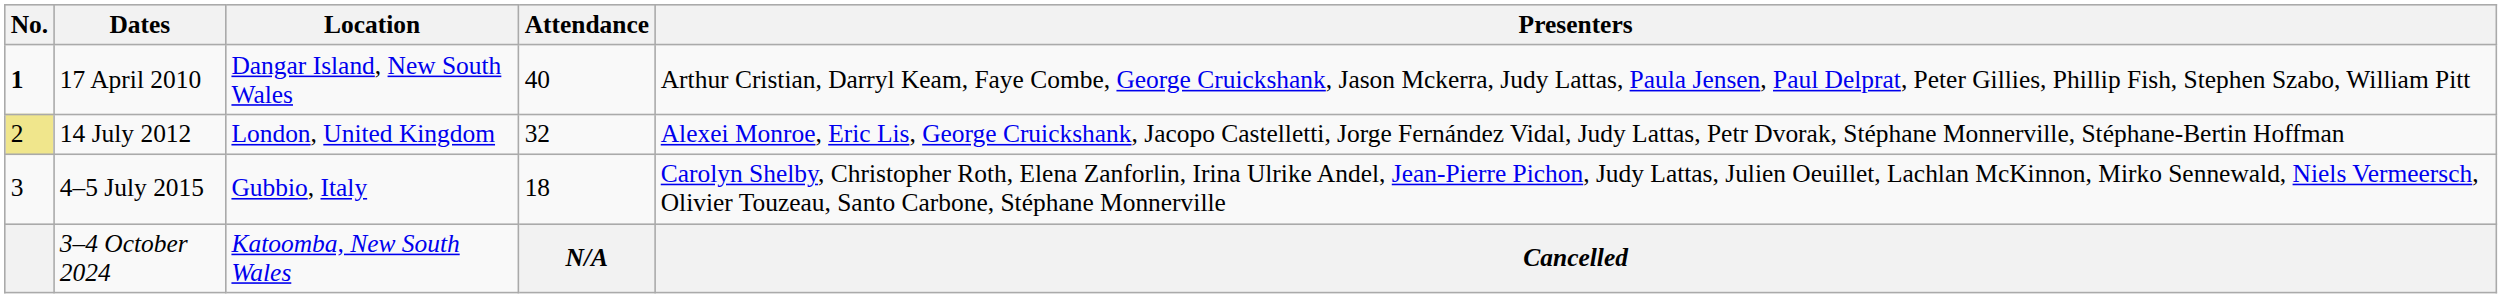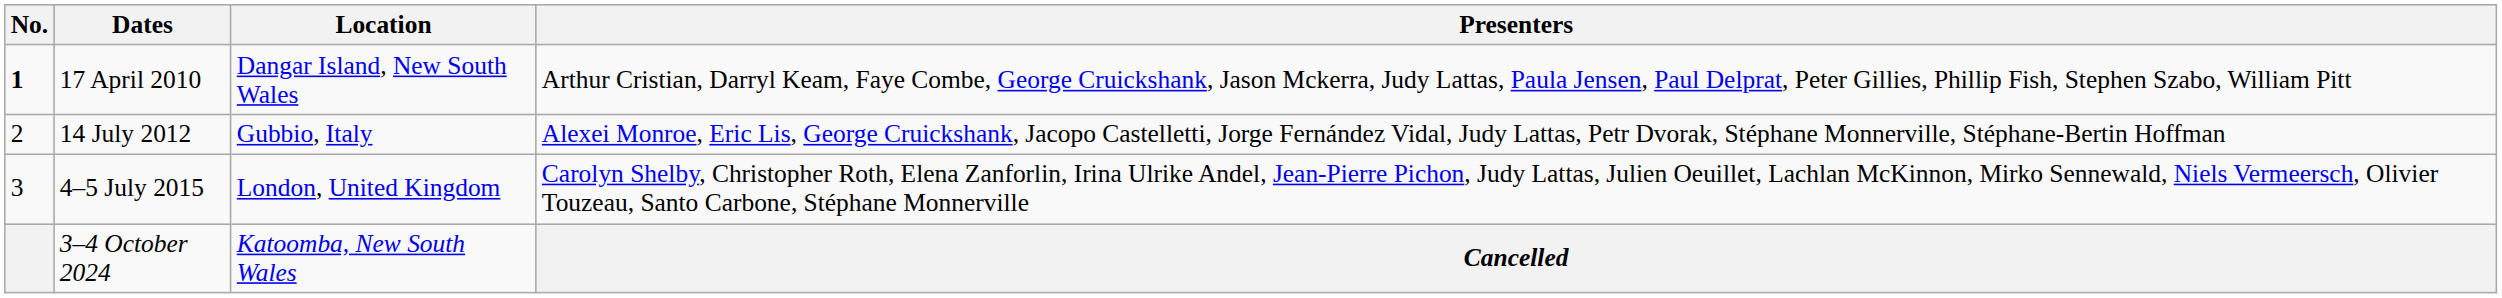- column: (587, 24)
(17, 133) khaki background -> (17, 133) no background
(363, 133) London, United Kingdom -> (305, 133) Gubbio, Italy
(299, 188) Gubbio, Italy -> (369, 188) London, United Kingdom
